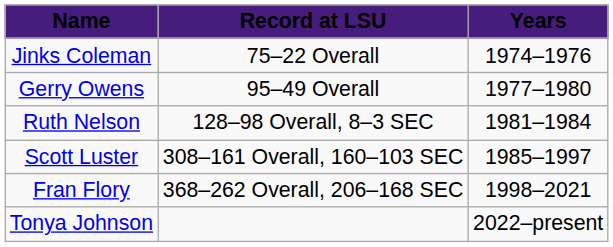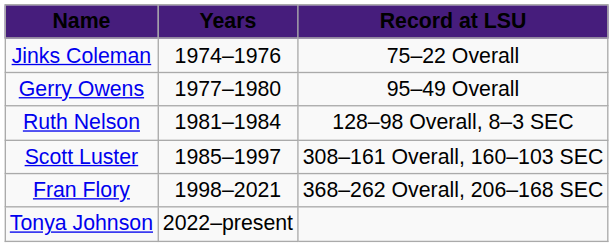columns swapped: (538, 21) <-> (313, 21)
